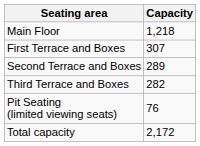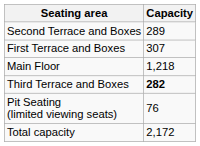rows swapped: (33, 31) <-> (74, 66)
(156, 84) normal -> (156, 84) bold
